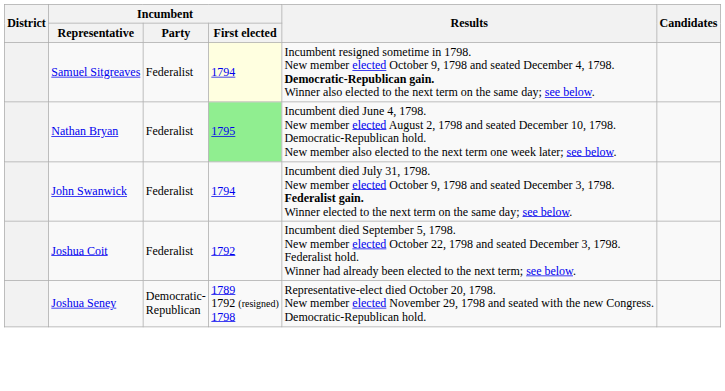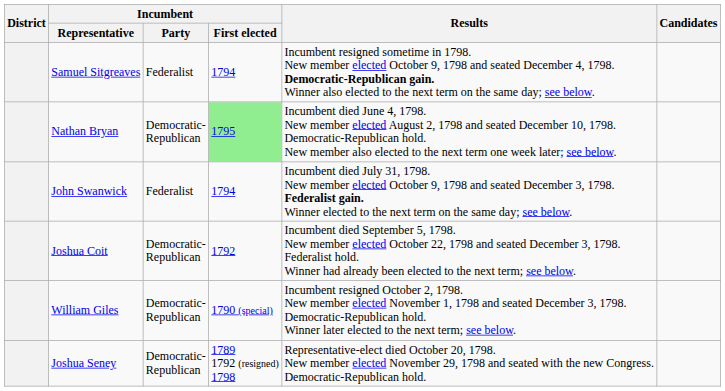(223, 72) lightyellow background -> (223, 72) no background
(169, 131) Federalist -> (176, 131) Democratic- Republican
(169, 250) Federalist -> (176, 250) Democratic- Republican
+ row: (85, 310)
